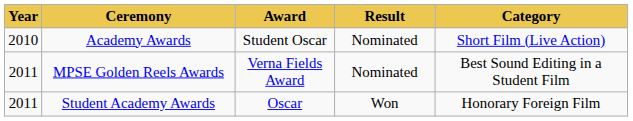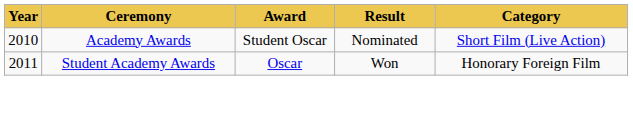- row: (138, 71)
